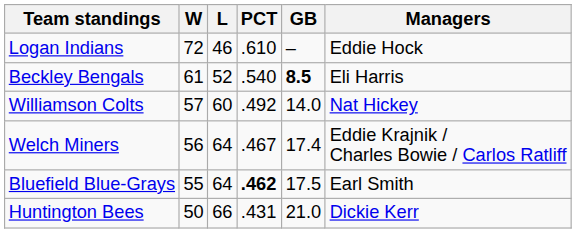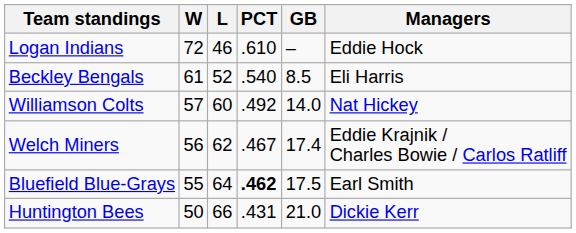(298, 76) bold -> (298, 76) normal
(222, 144) 64 -> (222, 144) 62
